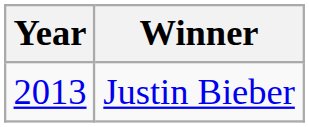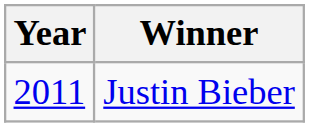(50, 91) 2013 -> (49, 91) 2011
